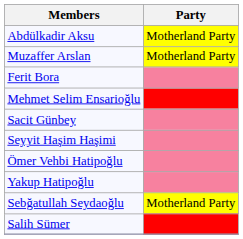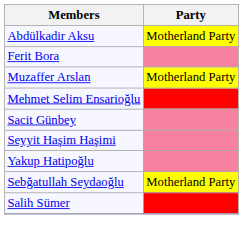rows swapped: (49, 57) <-> (33, 78)
- row: (65, 161)
